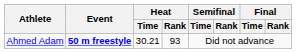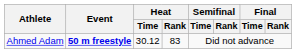(148, 41) 30.21 -> (148, 41) 30.12
(175, 41) 93 -> (175, 41) 83
